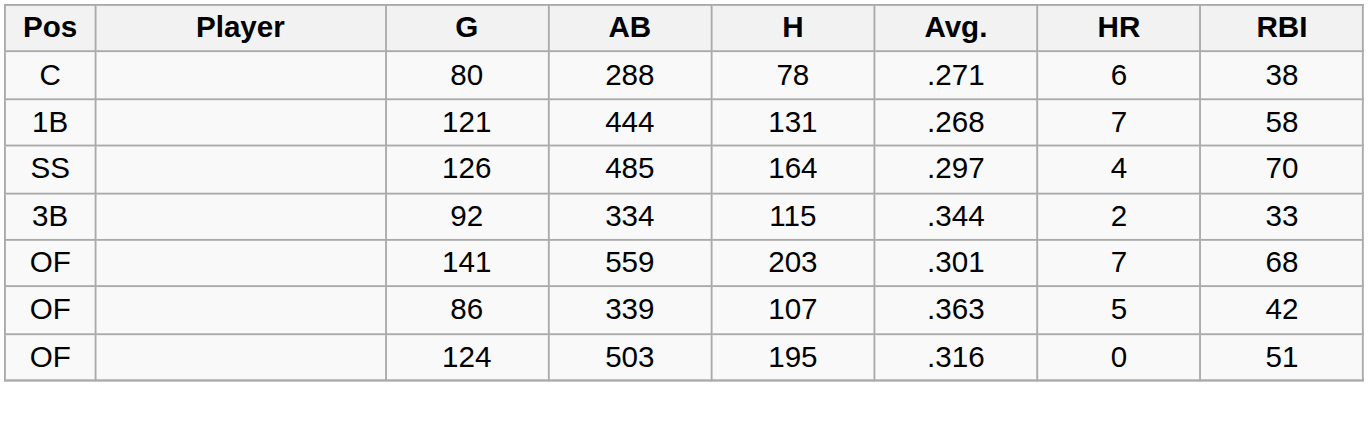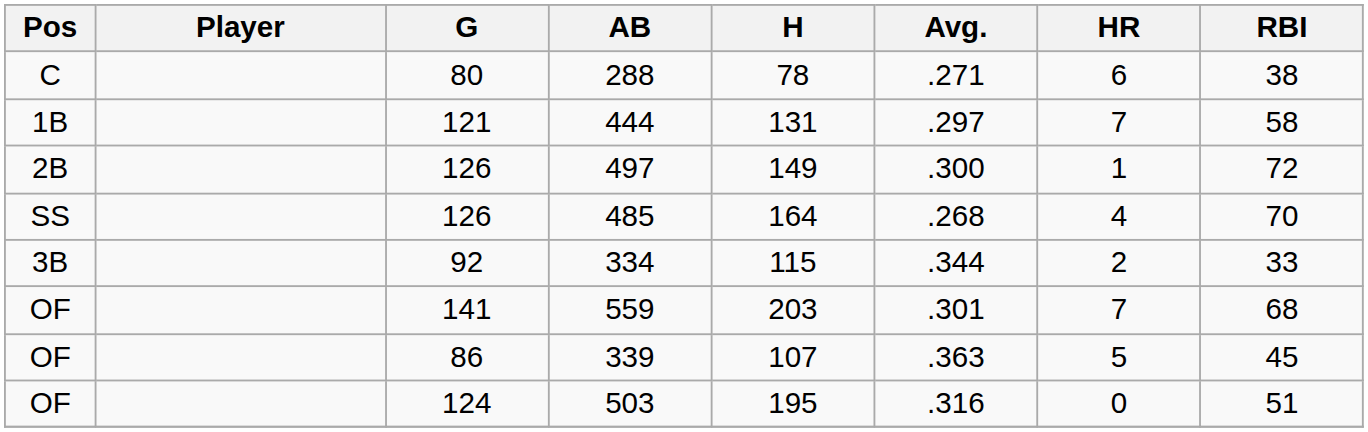(956, 121) .268 -> (956, 121) .297
+ row: (630, 168)
(956, 168) .297 -> (956, 215) .268
(1282, 309) 42 -> (1282, 356) 45
